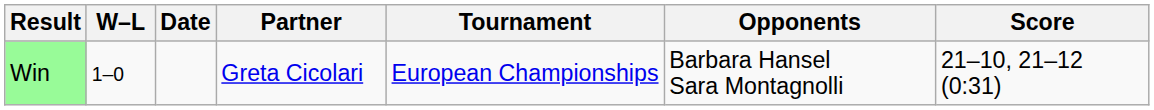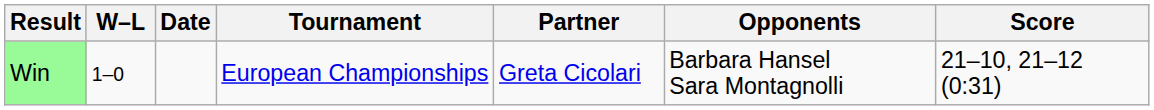columns swapped: (525, 22) <-> (301, 22)
